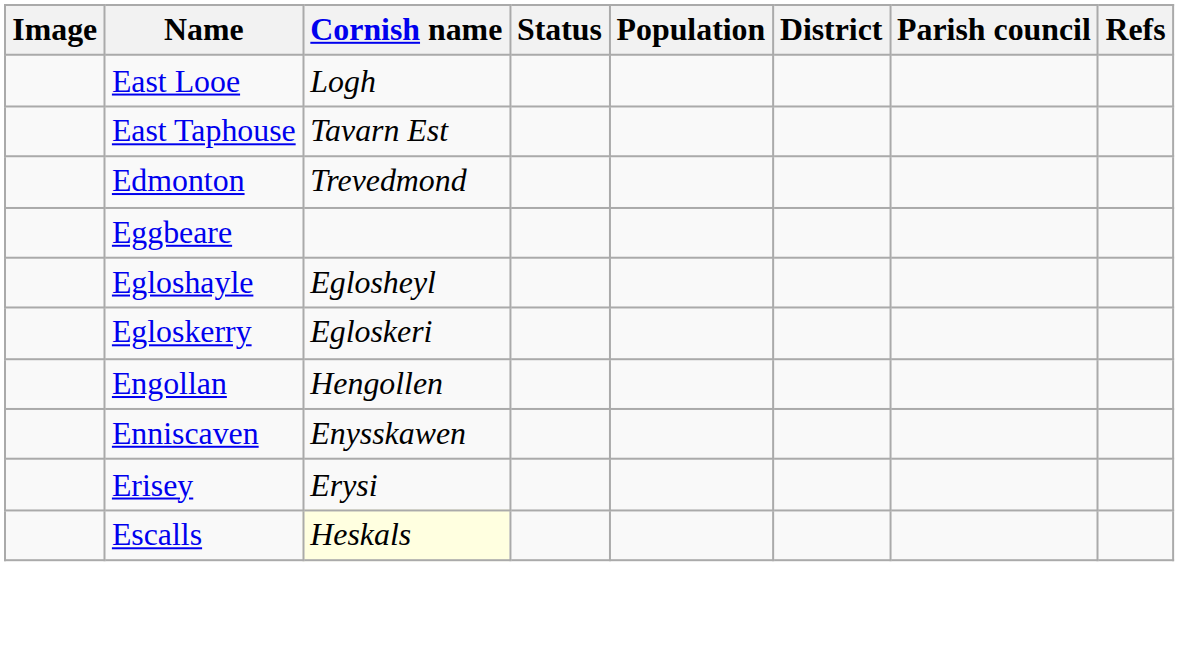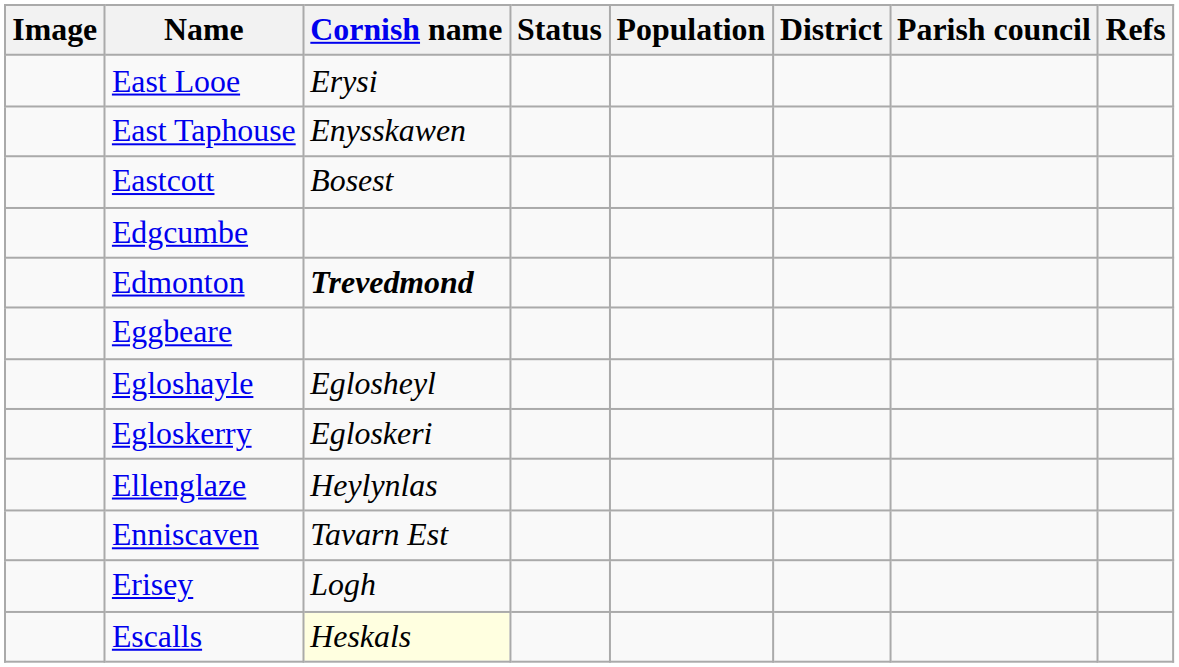(343, 80) Logh -> (344, 80) Erysi
(379, 130) Tavarn Est -> (388, 130) Enysskawen
+ row: (163, 181)
+ row: (180, 231)
(388, 181) normal -> (392, 282) bold
+ row: (179, 484)
- row: (169, 383)
(388, 433) Enysskawen -> (379, 534) Tavarn Est
(344, 484) Erysi -> (343, 585) Logh
